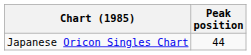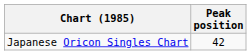(218, 42) 44 -> (218, 42) 42
